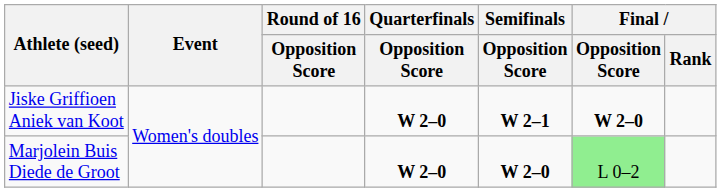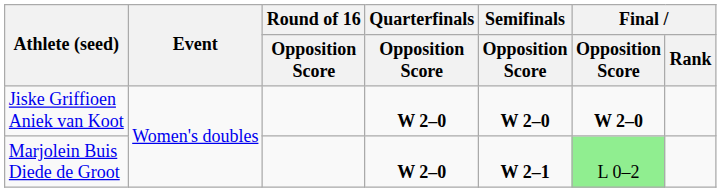(525, 121) W 2–1 -> (525, 121) W 2–0
(525, 172) W 2–0 -> (525, 172) W 2–1
